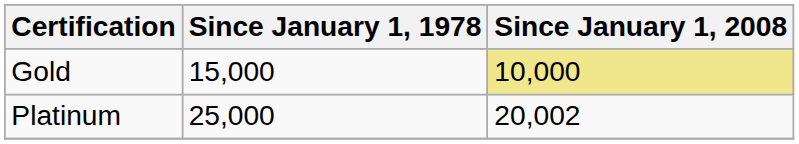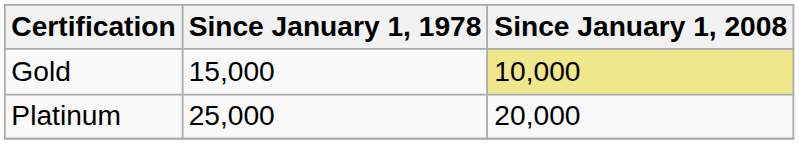(537, 116) 20,002 -> (537, 116) 20,000
